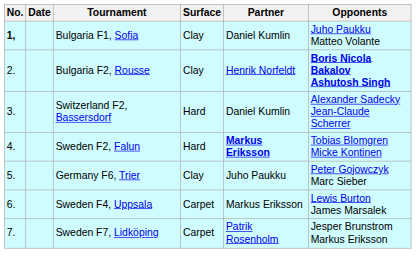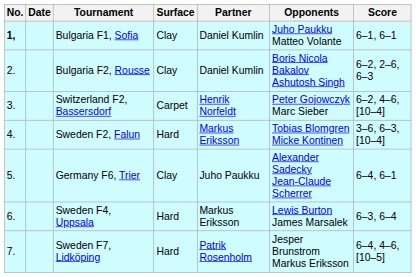+ column: (382, 12)
(261, 70) Henrik Norfeldt -> (231, 70) Daniel Kumlin
(351, 70) bold -> (308, 70) normal
(194, 111) Hard -> (172, 105) Carpet
(258, 111) Daniel Kumlin -> (218, 105) Henrik Norfeldt
(355, 111) Alexander Sadecky Jean-Claude Scherrer -> (311, 105) Peter Gojowczyk Marc Sieber
(248, 146) bold -> (219, 134) normal
(350, 175) Peter Gojowczyk Marc Sieber -> (302, 175) Alexander Sadecky Jean-Claude Scherrer
(199, 204) Carpet -> (168, 216) Hard
(199, 233) Carpet -> (168, 251) Hard
